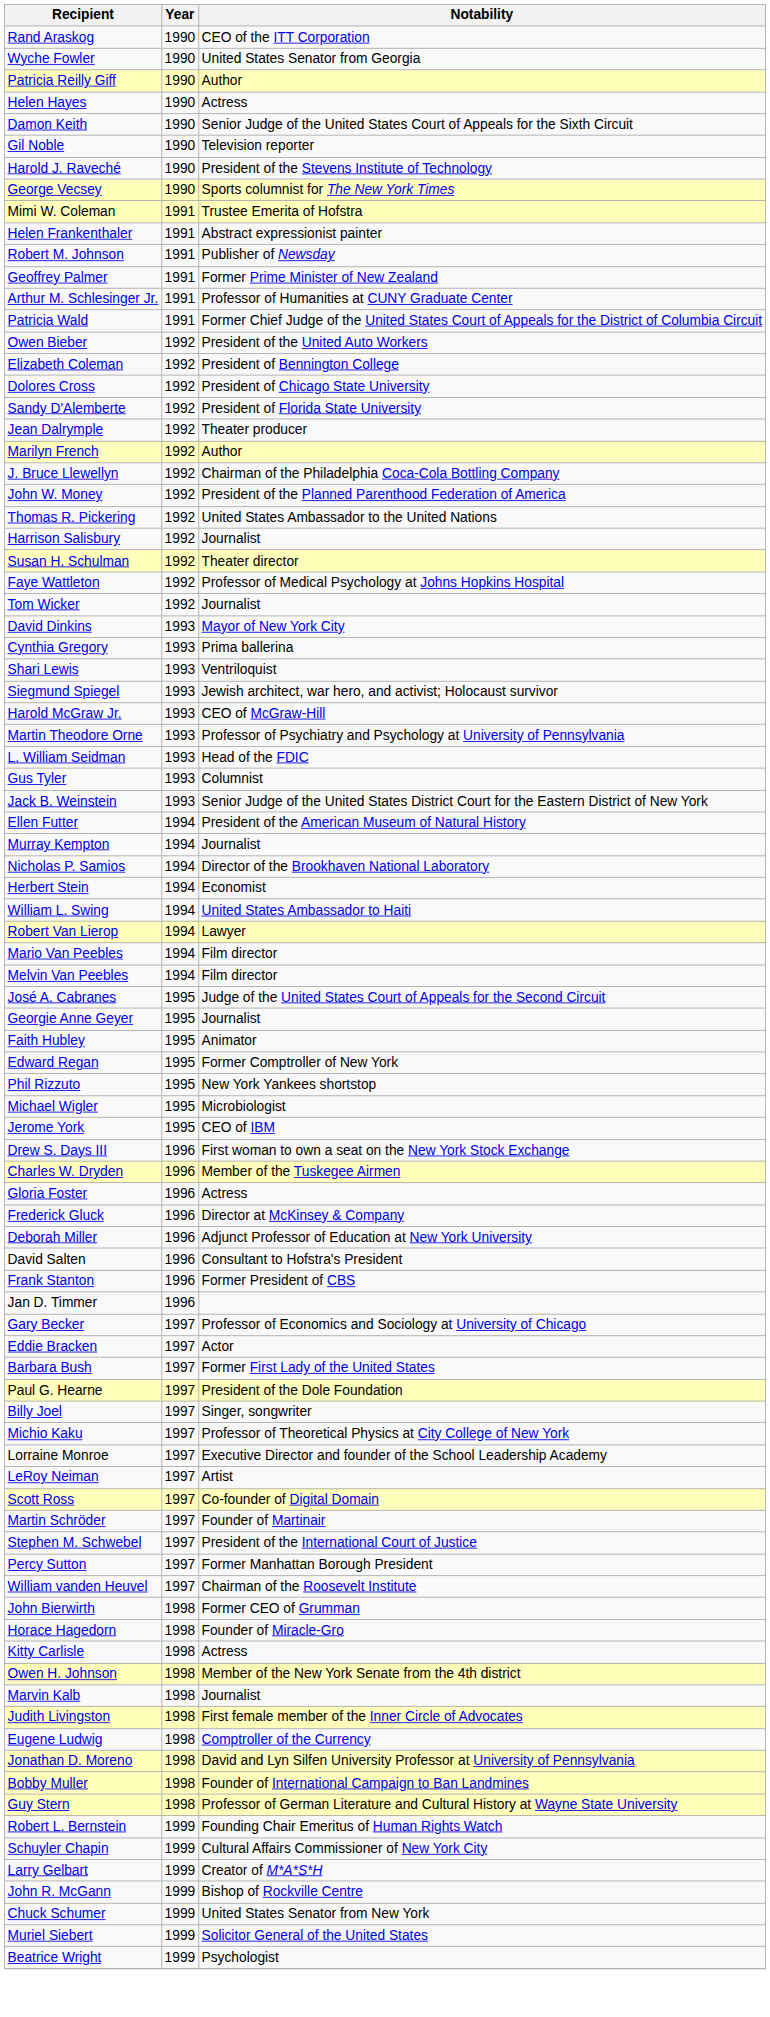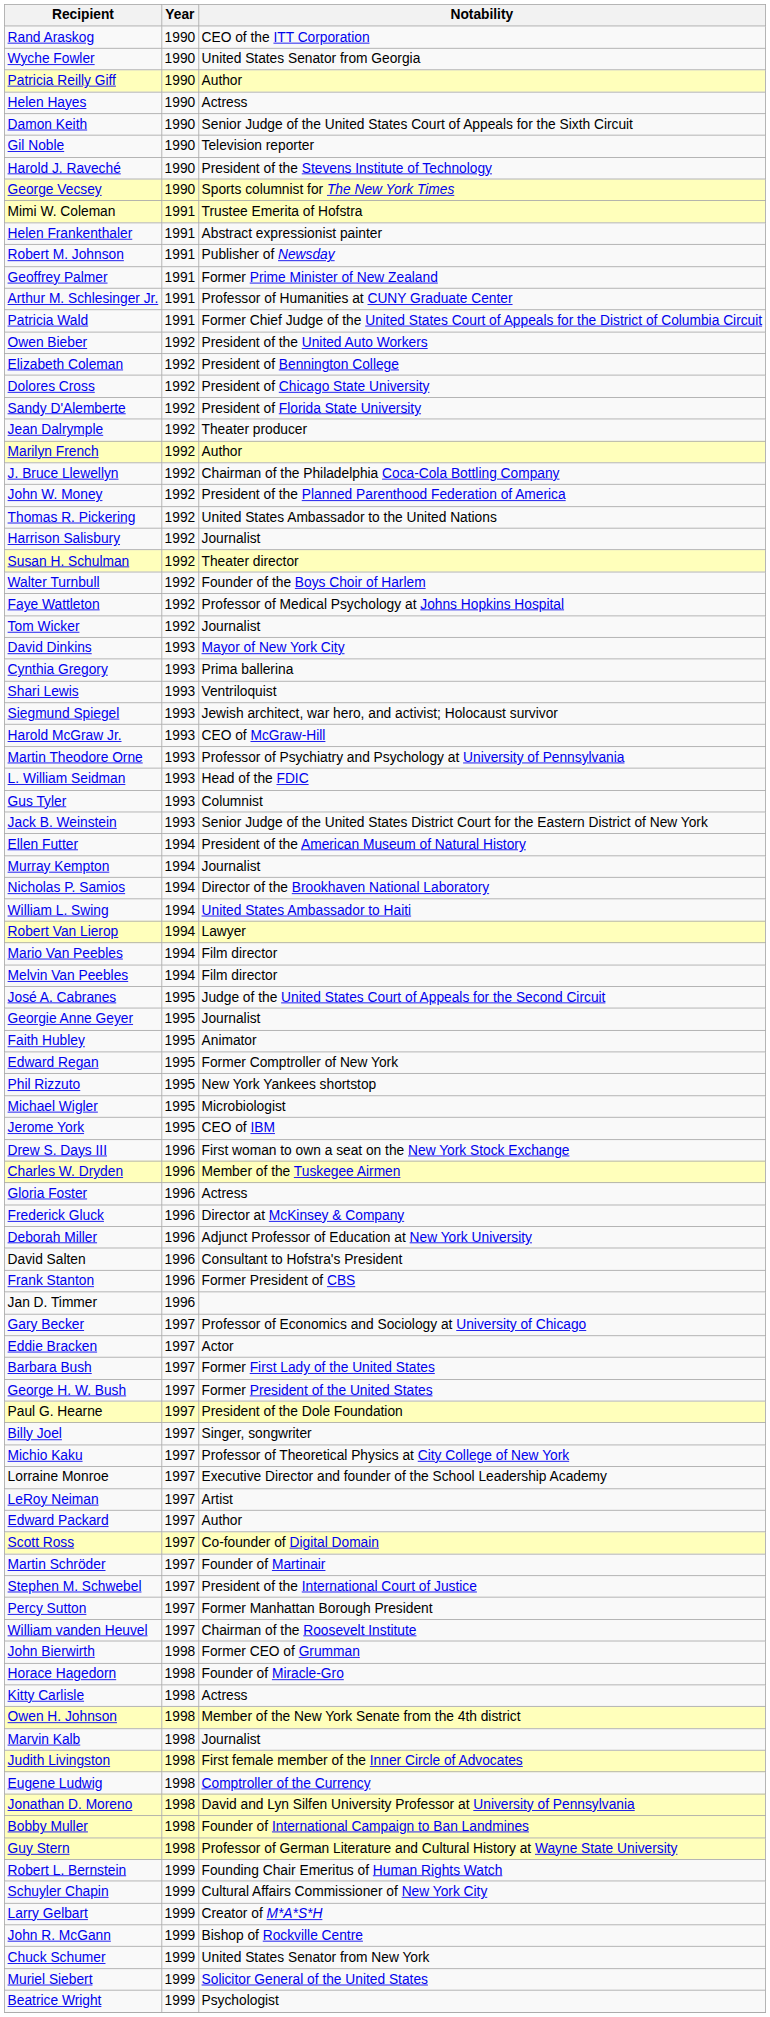+ row: (54, 582)
- row: (48, 888)
+ row: (67, 1390)
+ row: (58, 1521)
